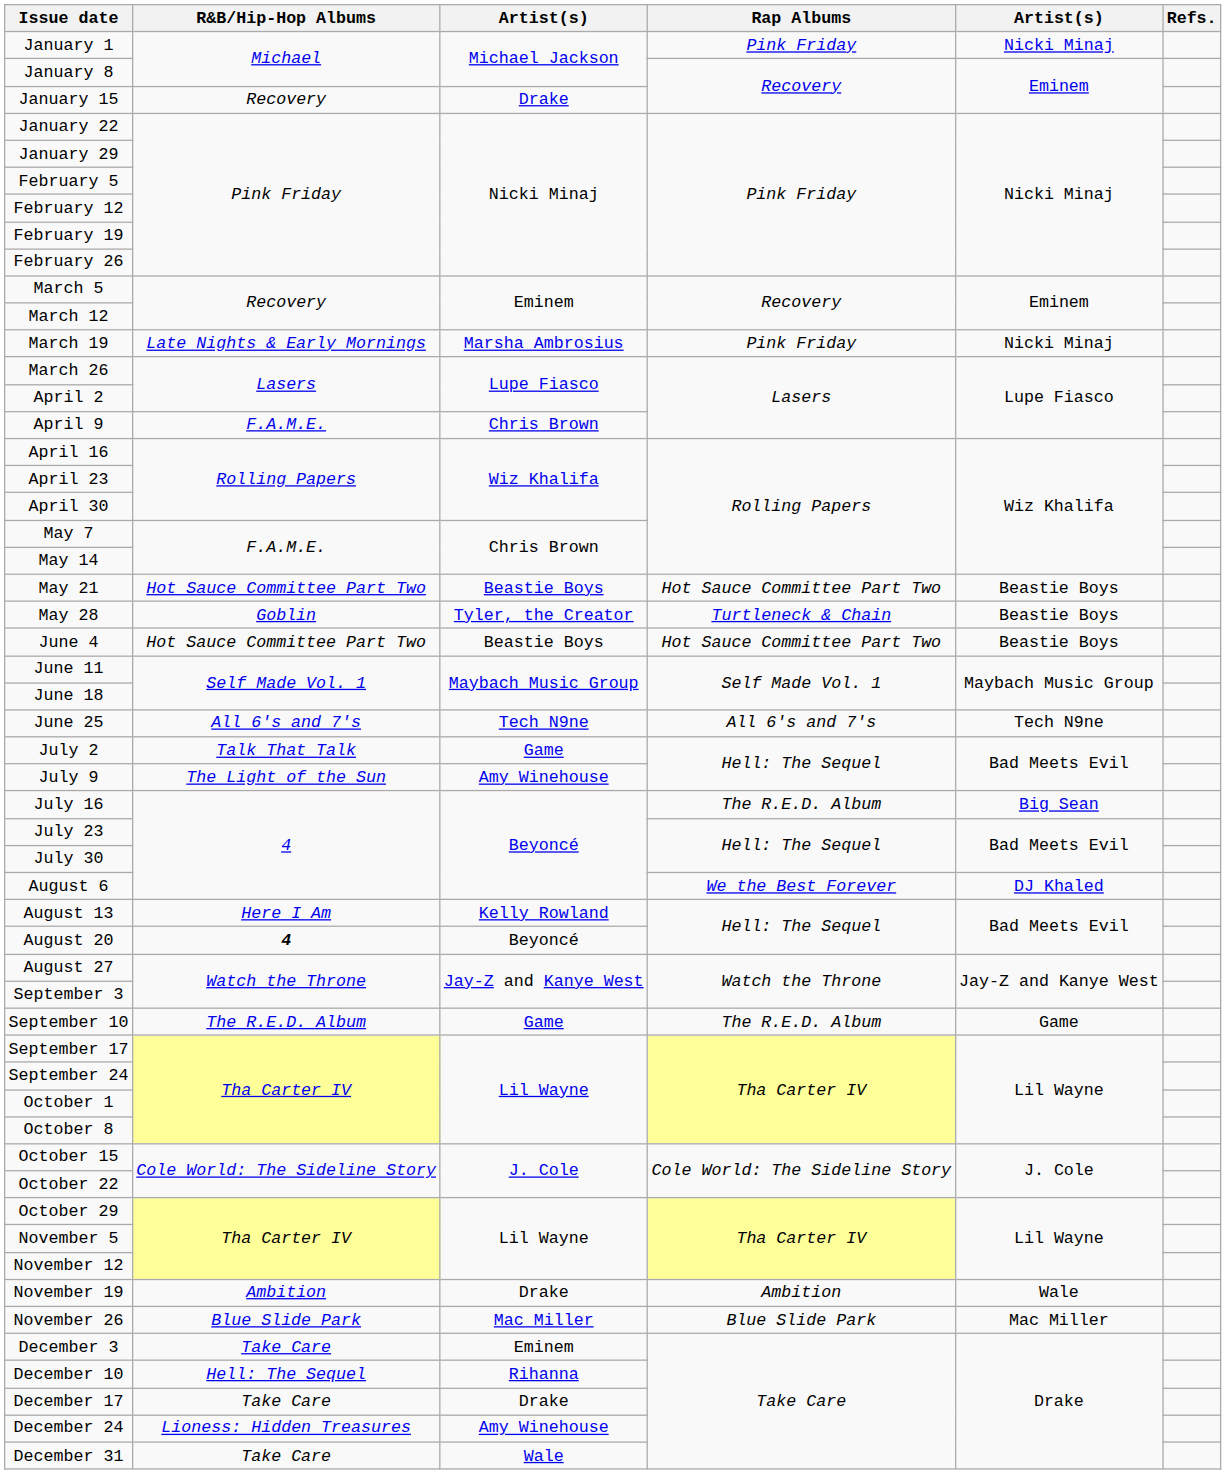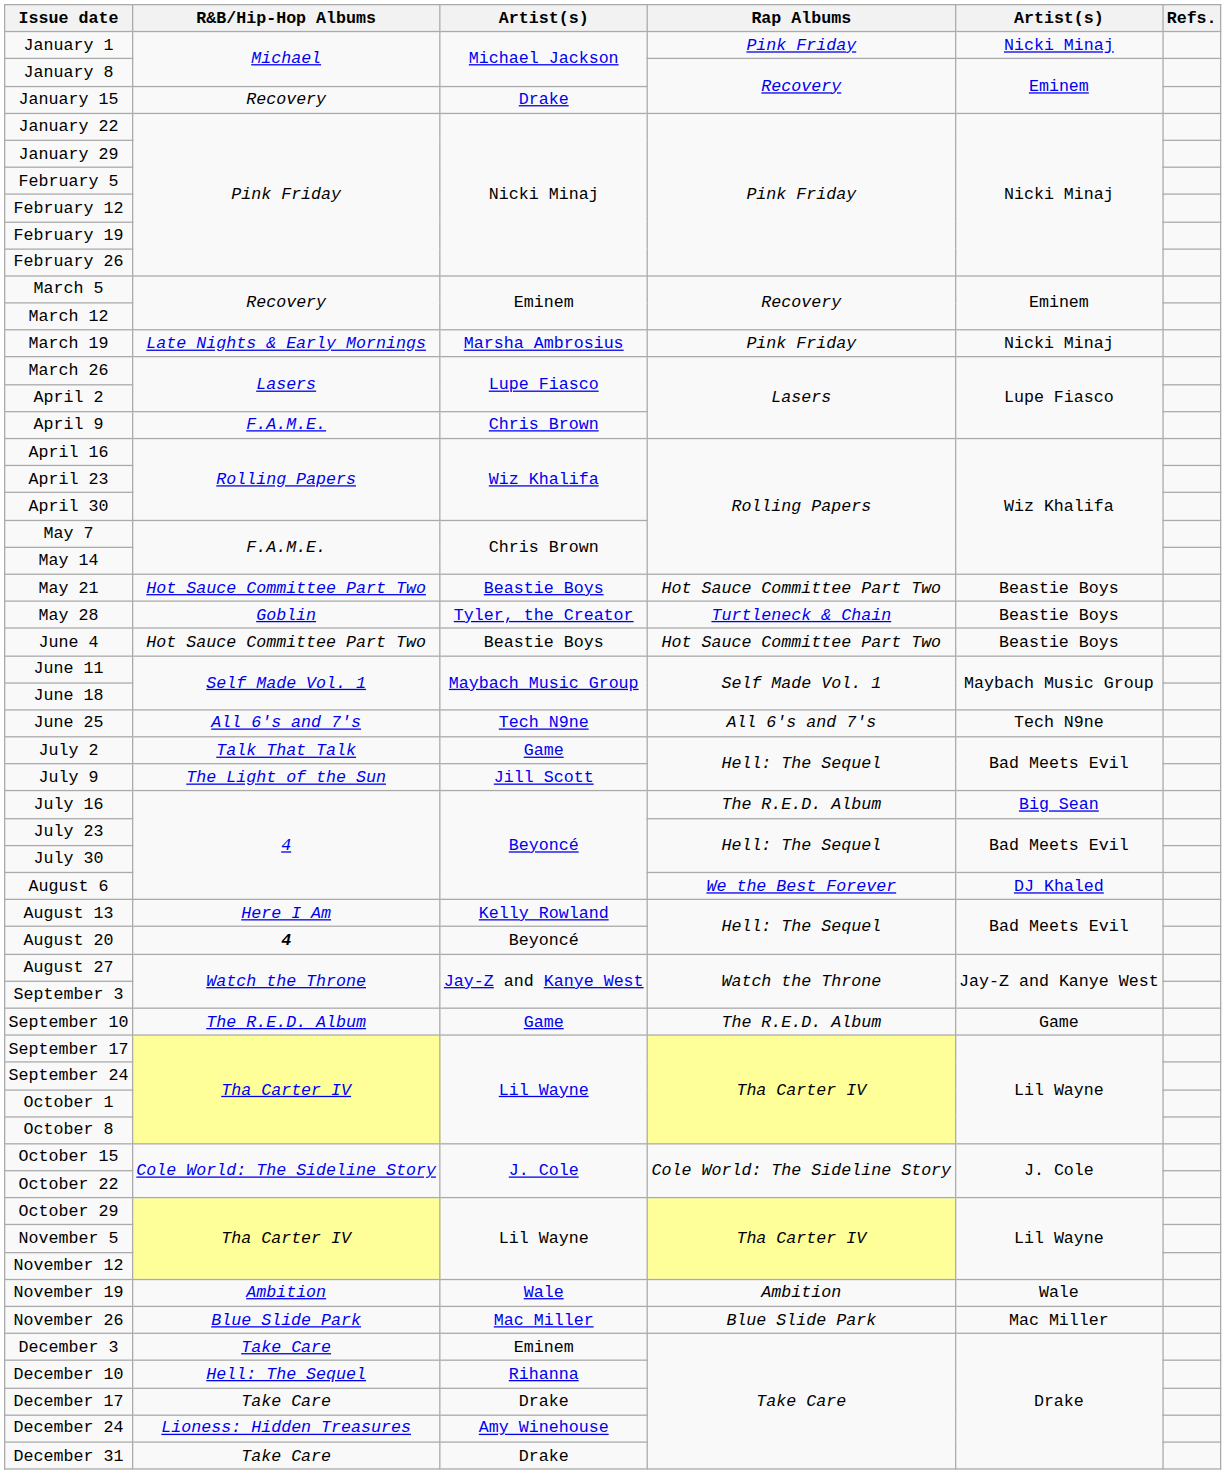(544, 778) Amy Winehouse -> (544, 778) Jill Scott
(544, 1293) Drake -> (544, 1293) Wale
(544, 1456) Wale -> (544, 1456) Drake
